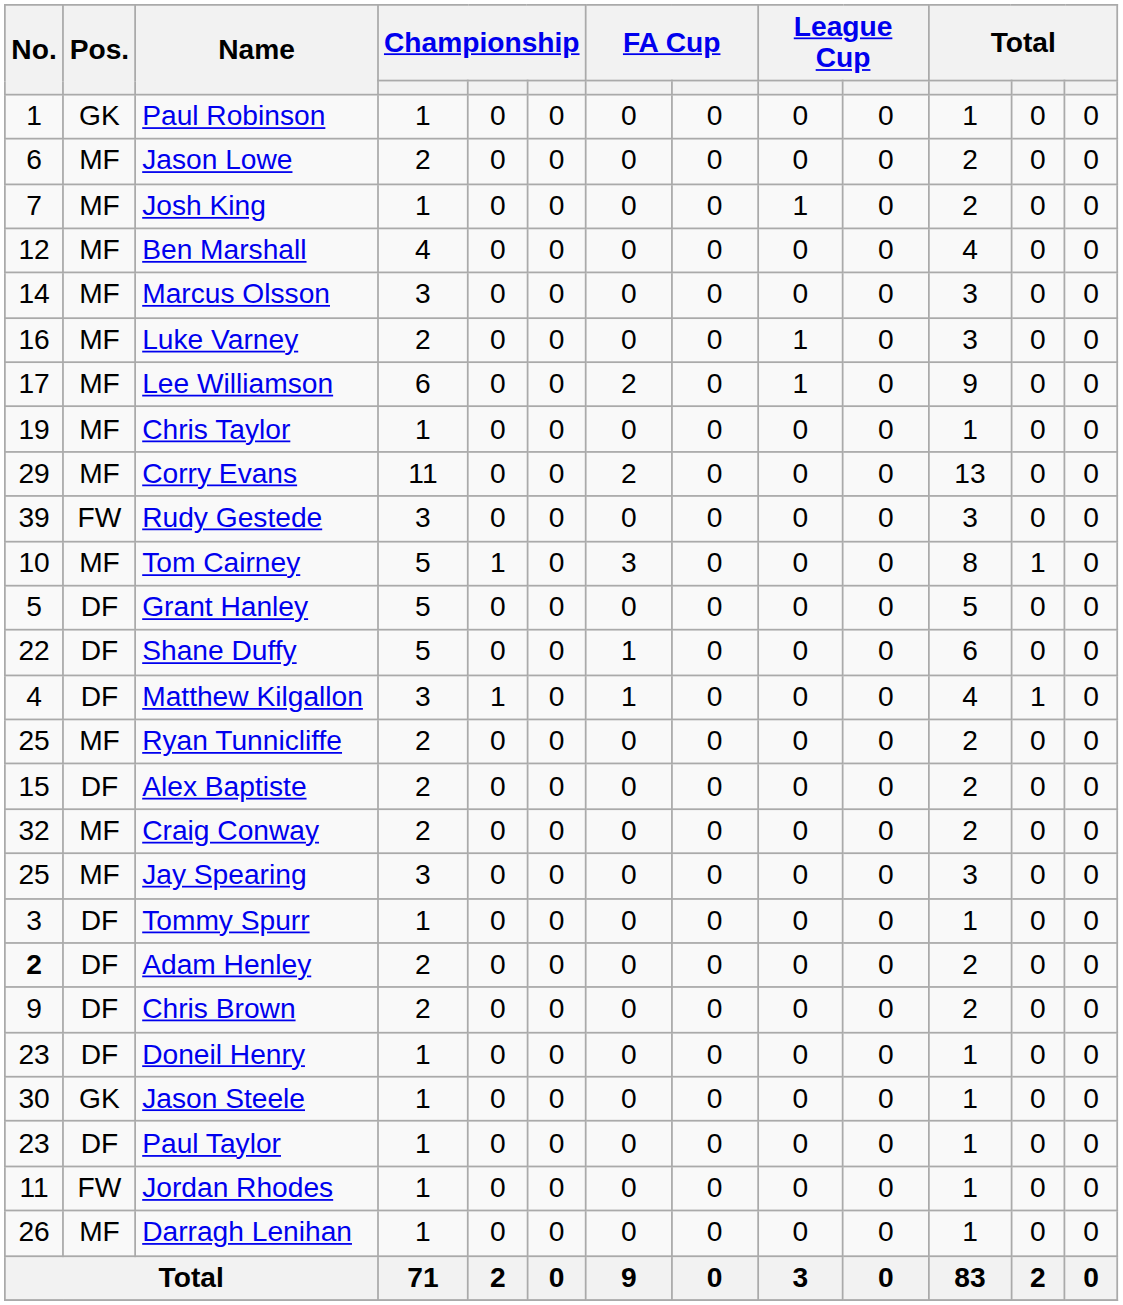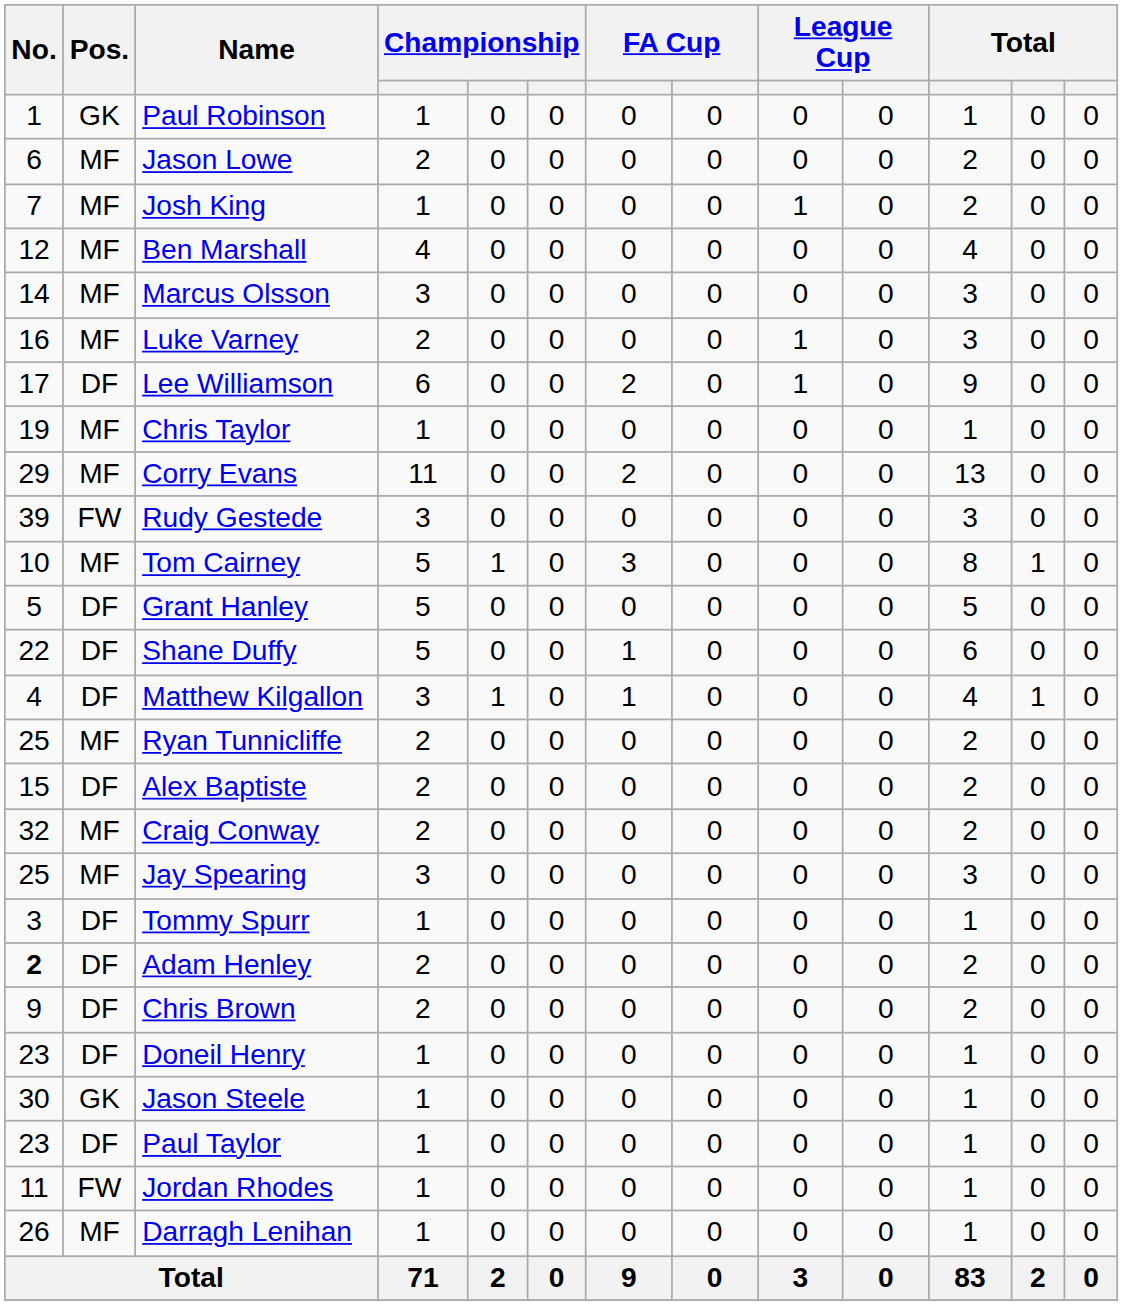(99, 384) MF -> (99, 384) DF
